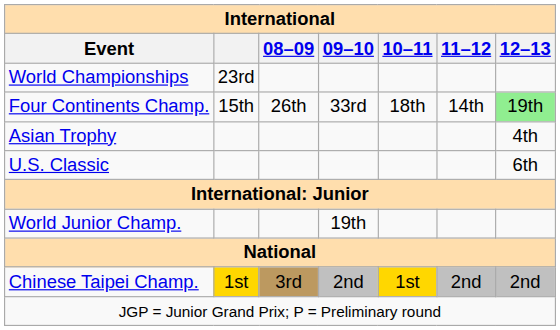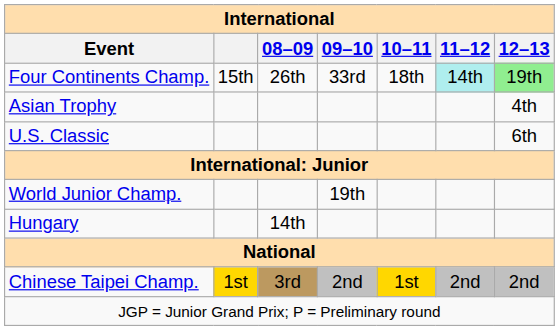- row: (99, 77)
(466, 106) no background -> (465, 77) paleturquoise background
+ row: (44, 223)
